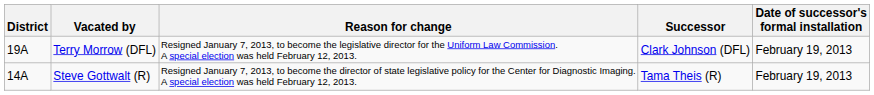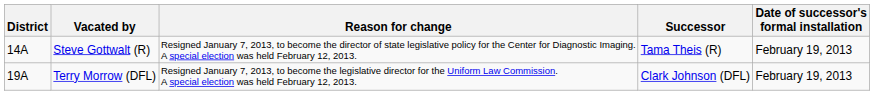rows swapped: (102, 76) <-> (105, 49)
